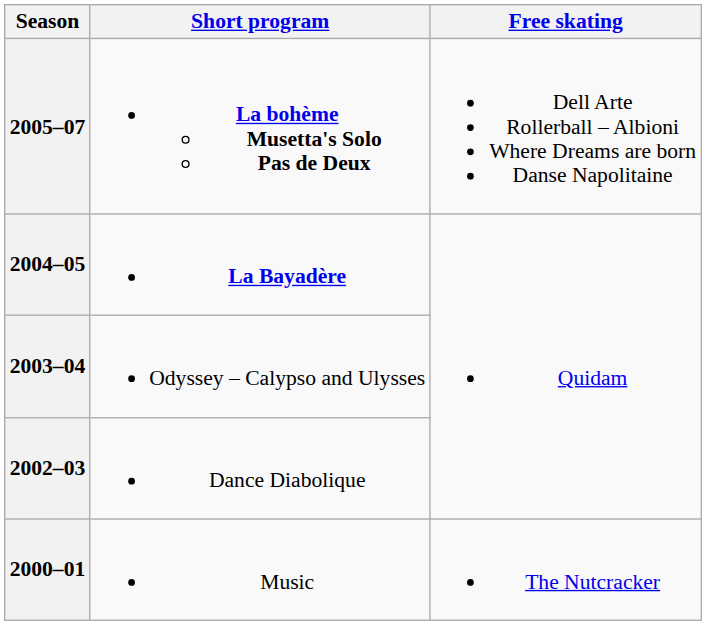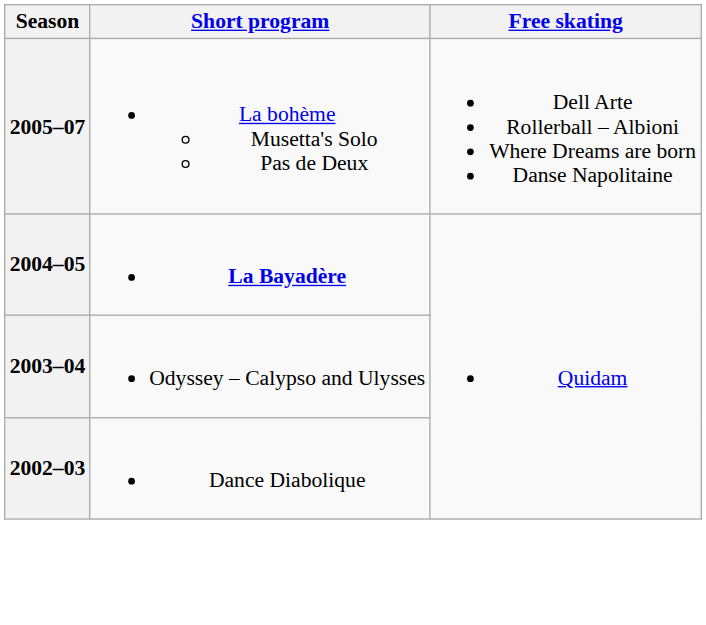(260, 138) bold -> (260, 138) normal
- row: (47, 569)
